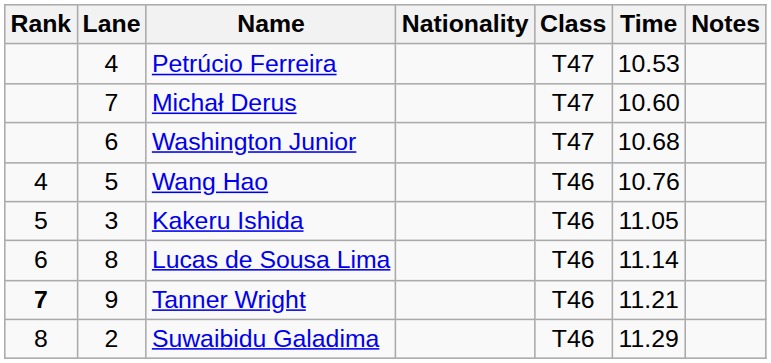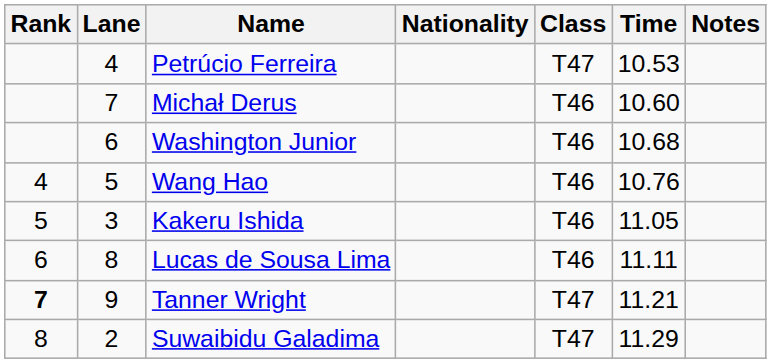(573, 102) T47 -> (573, 102) T46
(573, 142) T47 -> (573, 142) T46
(649, 260) 11.14 -> (649, 260) 11.11
(573, 299) T46 -> (573, 299) T47
(573, 338) T46 -> (573, 338) T47
